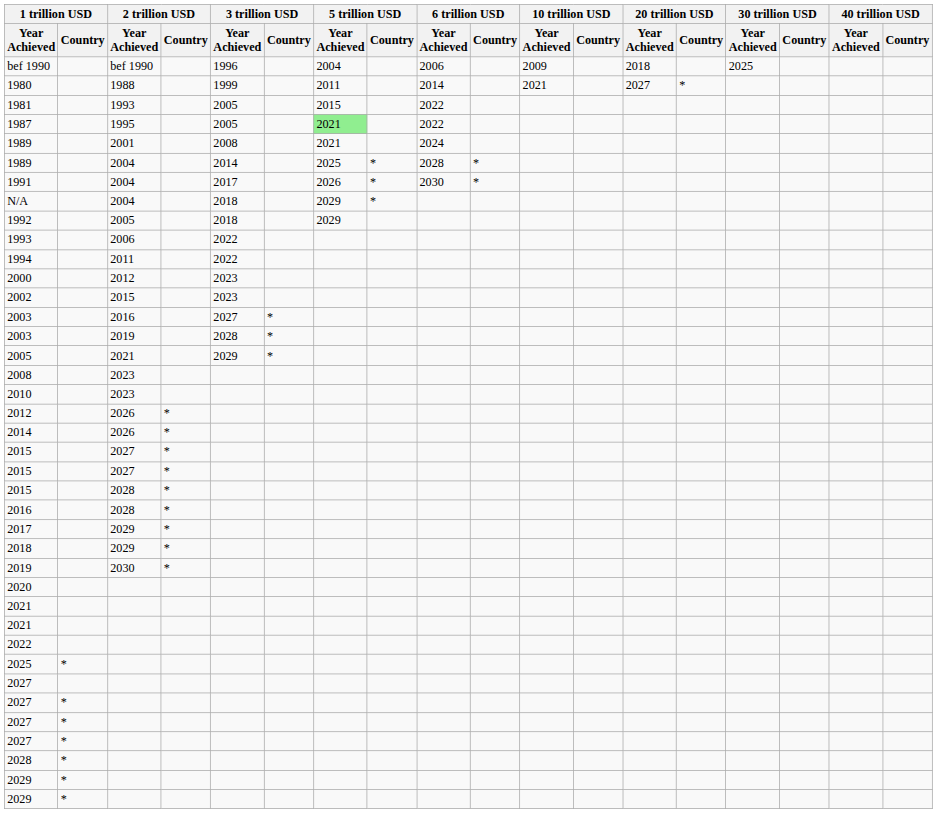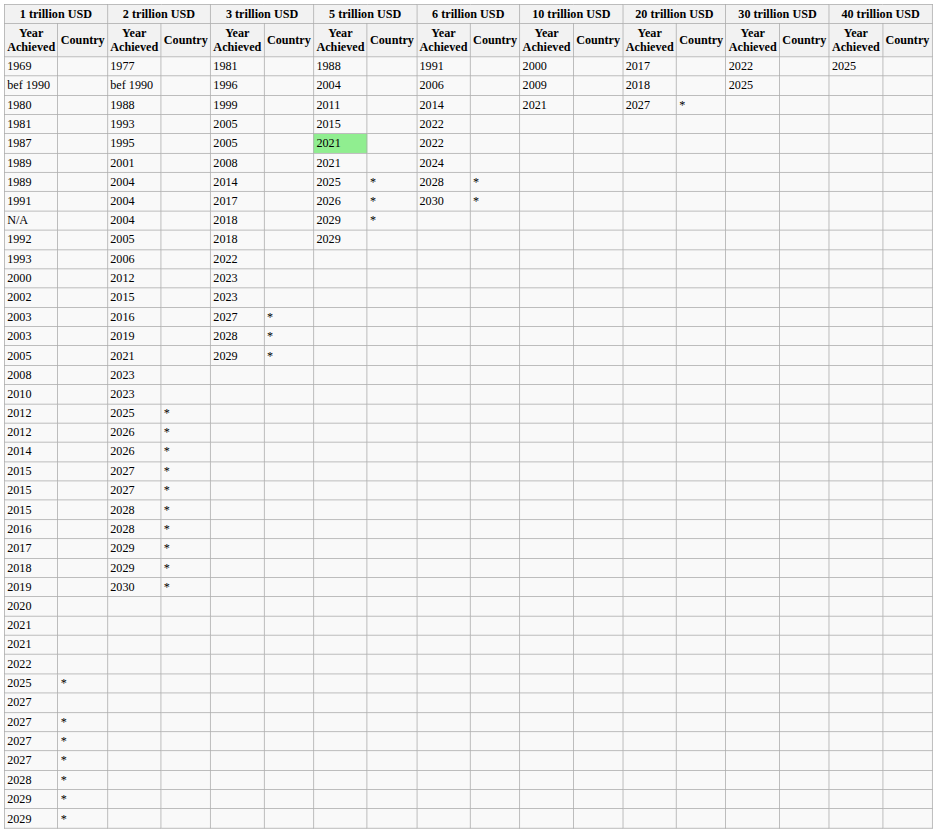+ row: (19, 66)
- row: (19, 259)
+ row: (19, 413)
